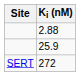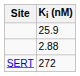rows swapped: (48, 47) <-> (48, 30)
